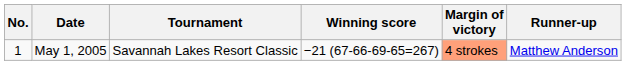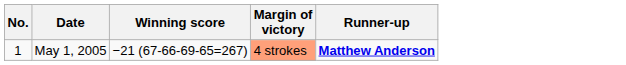- column: (205, 22)
(564, 50) normal -> (377, 50) bold
